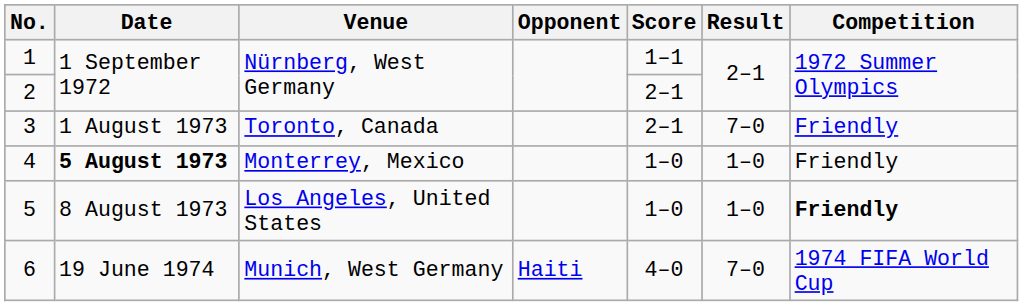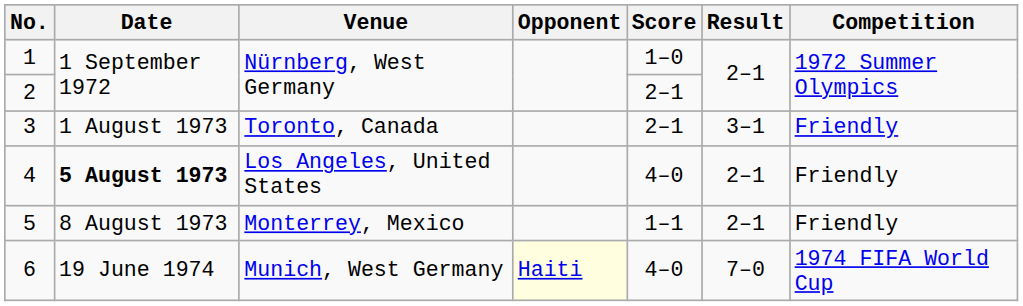(664, 58) 1–1 -> (664, 58) 1–0
(746, 128) 7–0 -> (746, 128) 3–1
(354, 163) Monterrey, Mexico -> (367, 176) Los Angeles, United States
(664, 163) 1–0 -> (664, 176) 4–0
(746, 163) 1–0 -> (746, 176) 2–1
(367, 211) Los Angeles, United States -> (354, 223) Monterrey, Mexico
(664, 211) 1–0 -> (664, 223) 1–1
(746, 211) 1–0 -> (746, 223) 2–1
(846, 211) bold -> (846, 223) normal
(550, 271) no background -> (550, 271) lightyellow background
